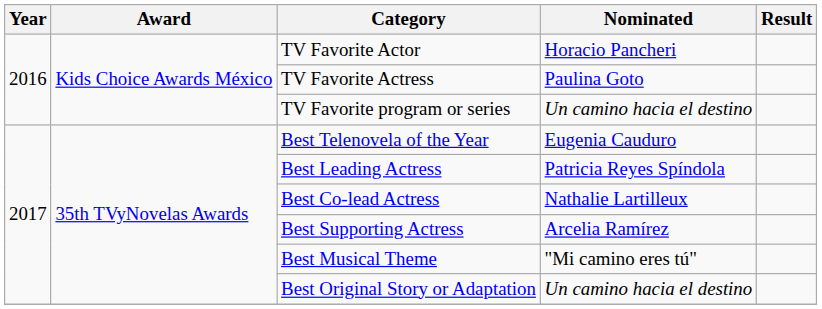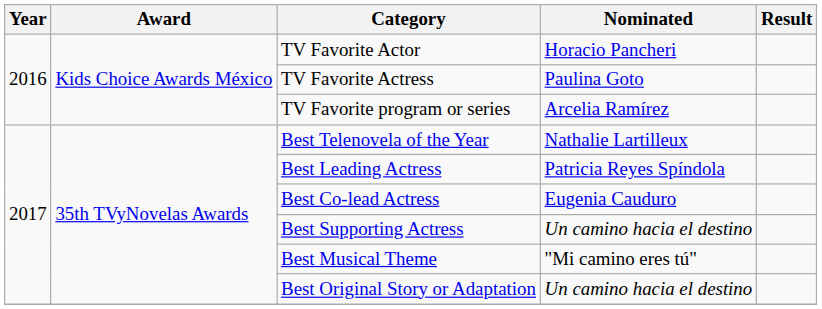(648, 109) Un camino hacia el destino -> (607, 109) Arcelia Ramírez
(610, 139) Eugenia Cauduro -> (616, 139) Nathalie Lartilleux
(616, 199) Nathalie Lartilleux -> (610, 199) Eugenia Cauduro
(607, 229) Arcelia Ramírez -> (648, 229) Un camino hacia el destino
